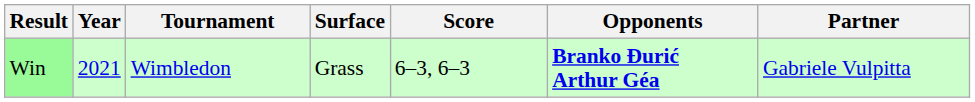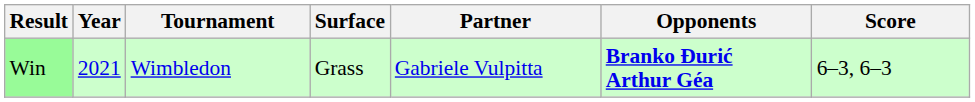columns swapped: (864, 21) <-> (469, 21)
